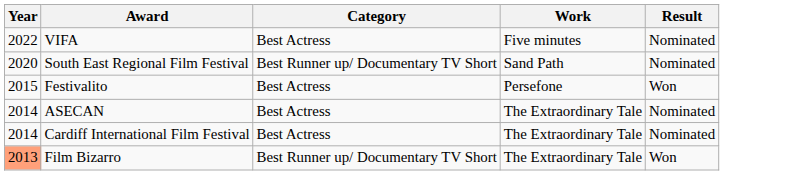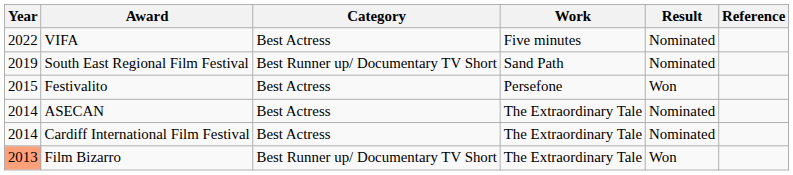+ column: (754, 16)
(23, 63) 2020 -> (23, 63) 2019
